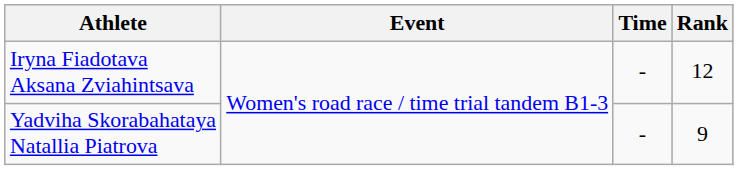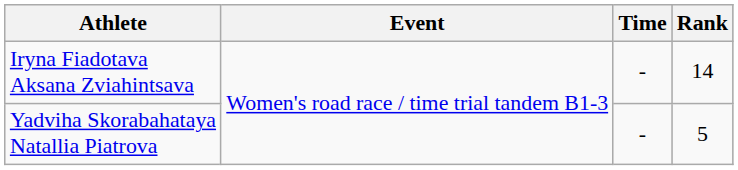(702, 71) 12 -> (702, 71) 14
(702, 133) 9 -> (702, 133) 5
